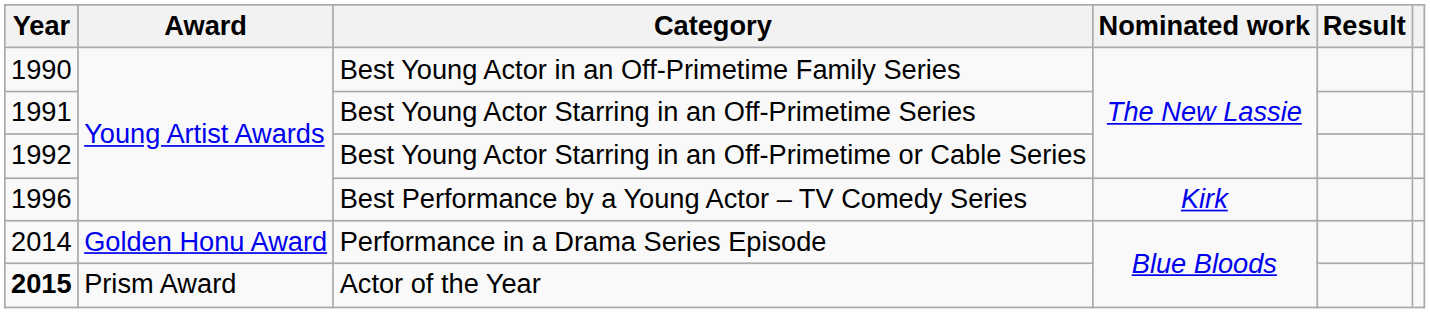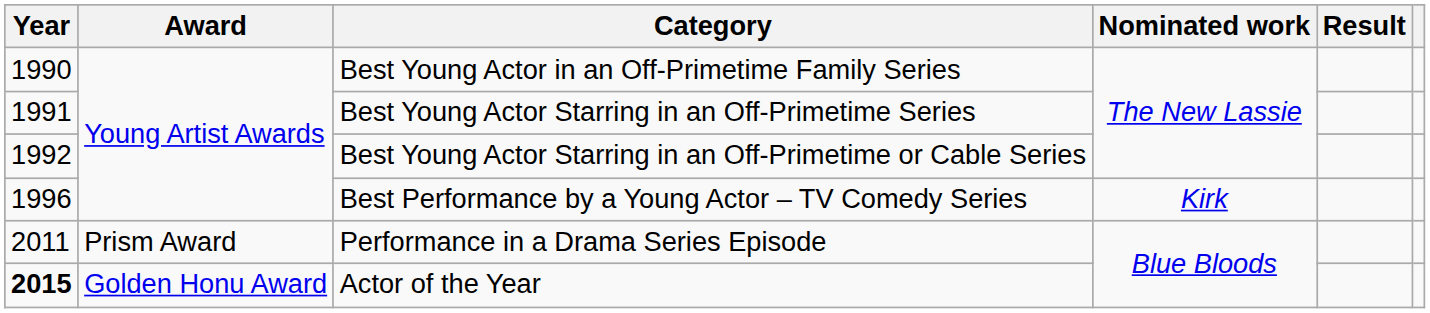(41, 241) 2014 -> (40, 241) 2011
(206, 241) Golden Honu Award -> (160, 241) Prism Award
(160, 284) Prism Award -> (206, 284) Golden Honu Award
